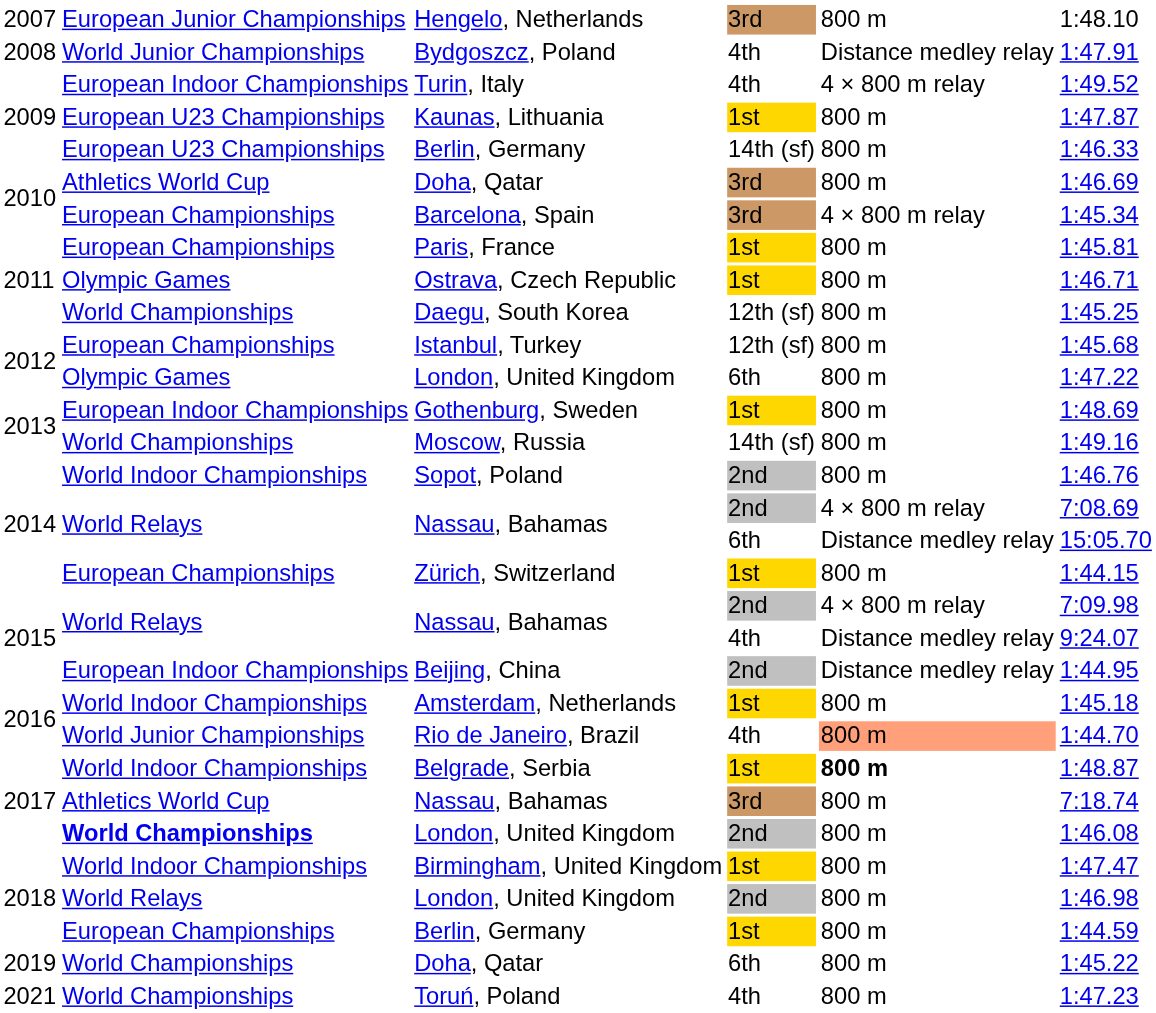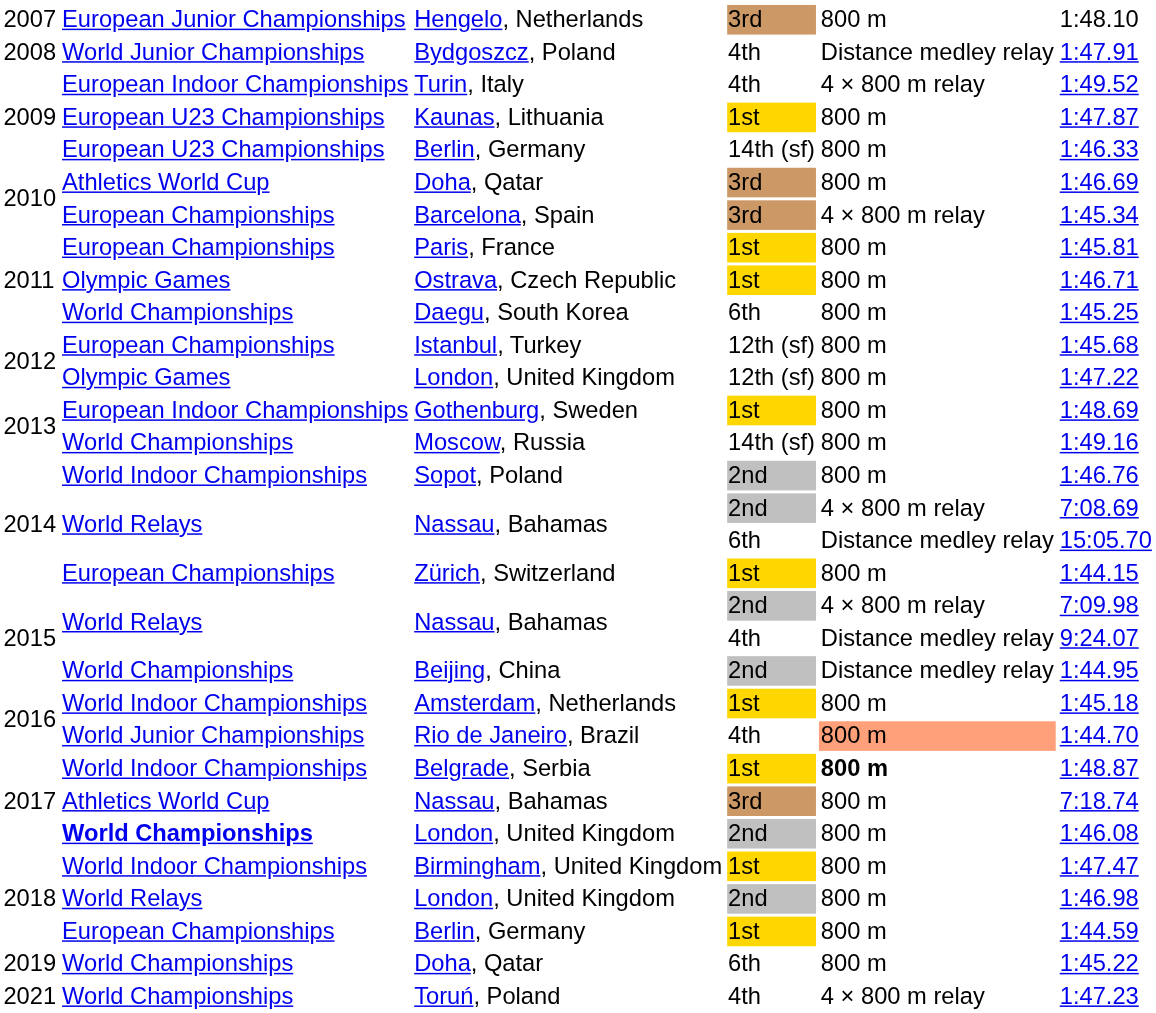(772, 312) 12th (sf) -> (745, 312) 6th
(745, 377) 6th -> (772, 377) 12th (sf)
(235, 670) European Indoor Championships -> (178, 670) World Championships
(854, 996) 800 m -> (903, 996) 4 × 800 m relay
